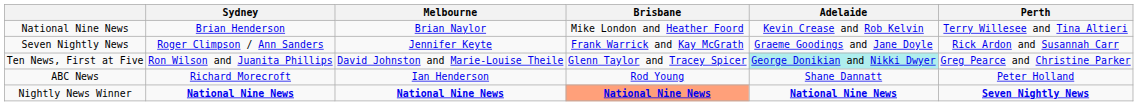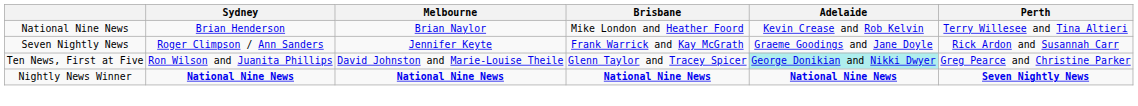- row: (75, 77)
(657, 93) lightsalmon background -> (657, 77) no background
